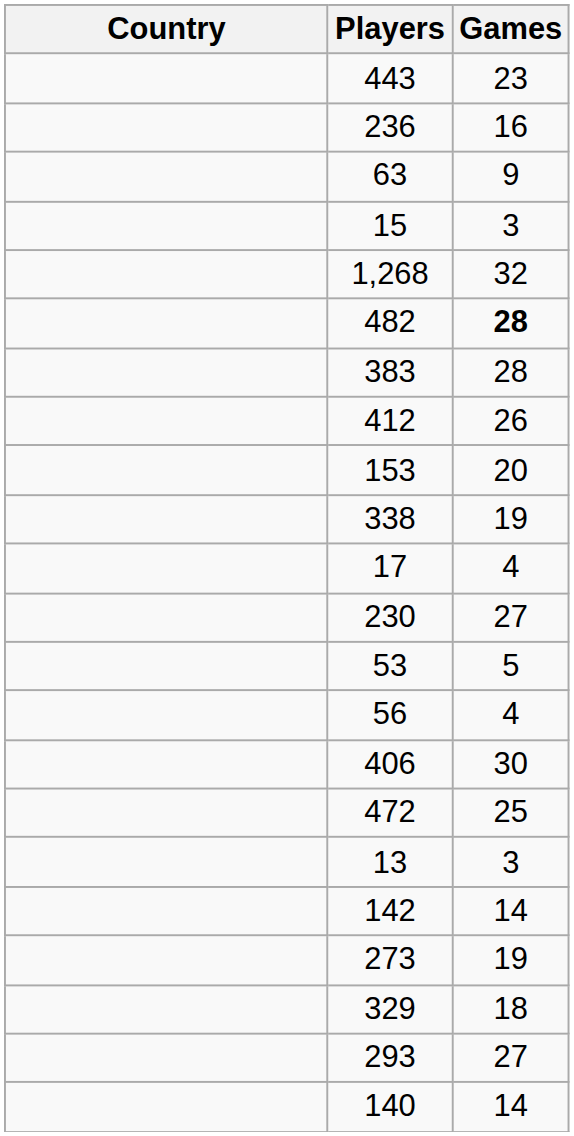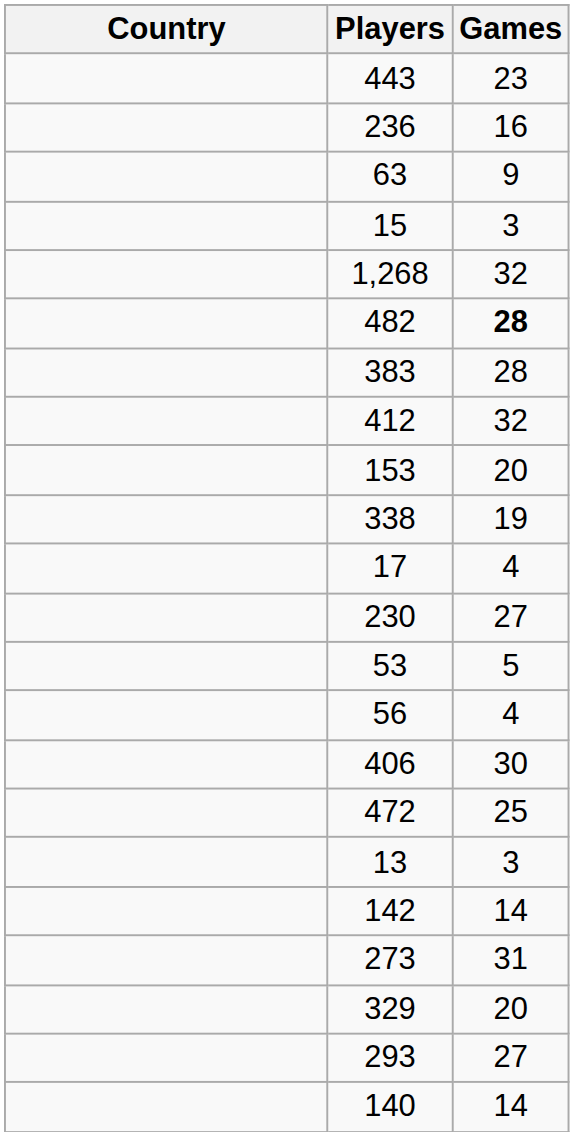(511, 420) 26 -> (511, 420) 32
(511, 959) 19 -> (511, 959) 31
(511, 1008) 18 -> (511, 1008) 20
